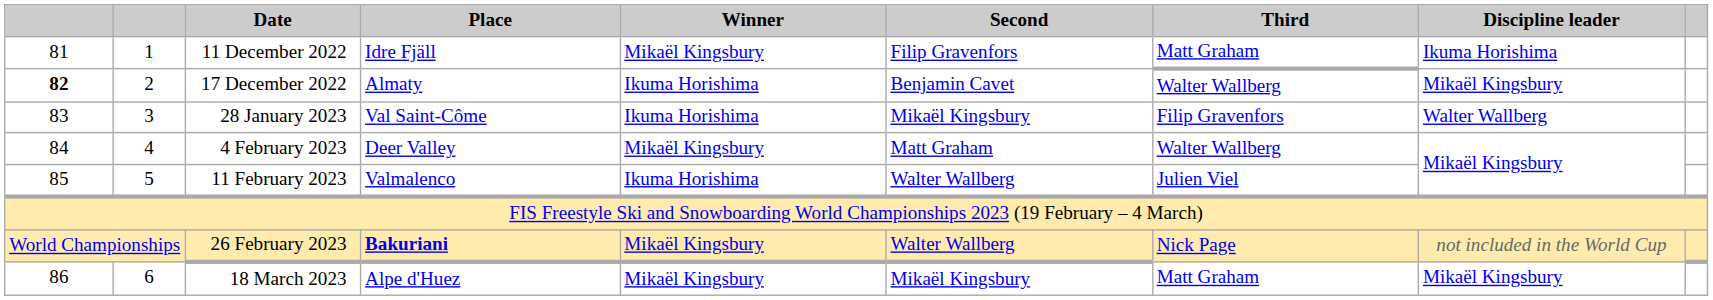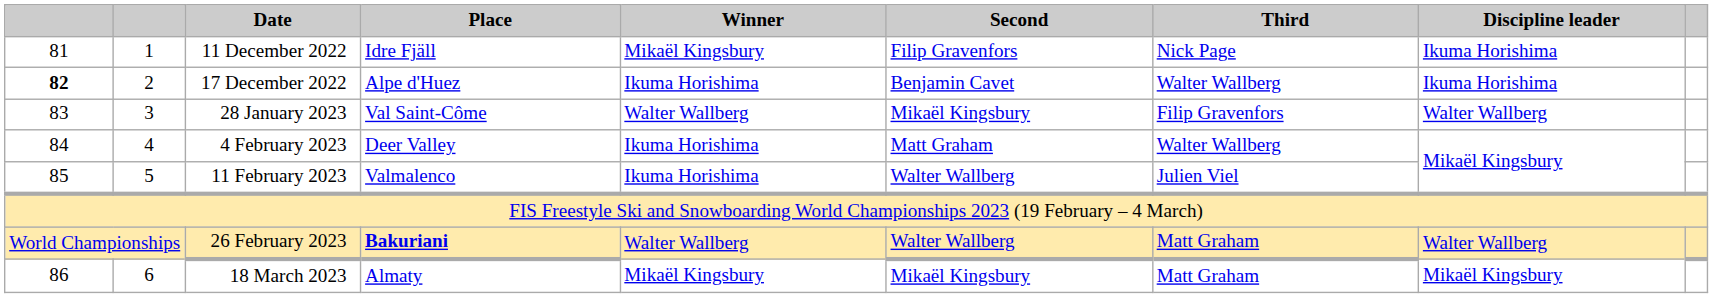(1208, 51) Matt Graham -> (1196, 51) Nick Page
(394, 84) Almaty -> (413, 82) Alpe d'Huez
(1493, 84) Mikaël Kingsbury -> (1490, 82) Ikuma Horishima
(691, 116) Ikuma Horishima -> (686, 113) Walter Wallberg
(694, 147) Mikaël Kingsbury -> (691, 144) Ikuma Horishima
(694, 244) Mikaël Kingsbury -> (686, 242) Walter Wallberg
(1196, 245) Nick Page -> (1208, 241) Matt Graham
(1551, 245) not included in the World Cup -> (1485, 242) Walter Wallberg
(413, 278) Alpe d'Huez -> (394, 275) Almaty
